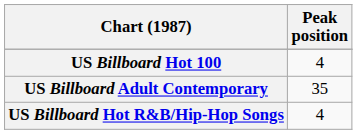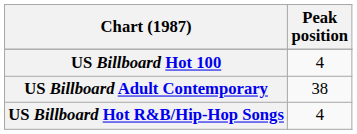(320, 89) 35 -> (320, 89) 38
